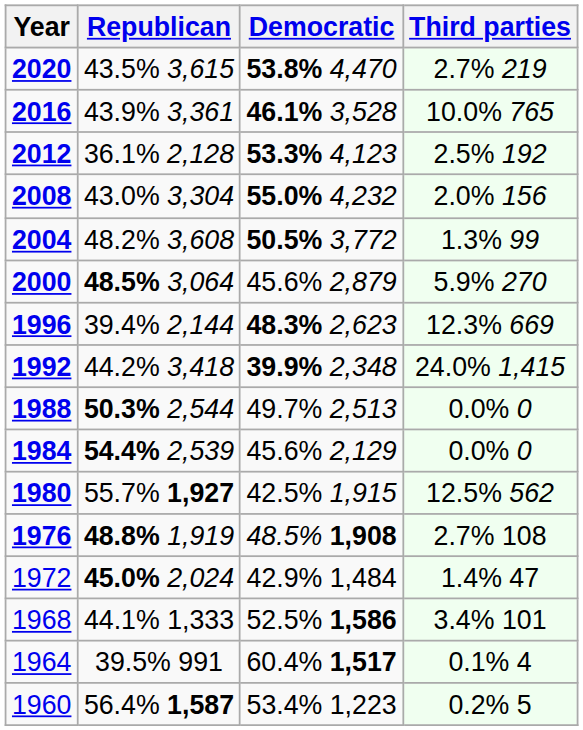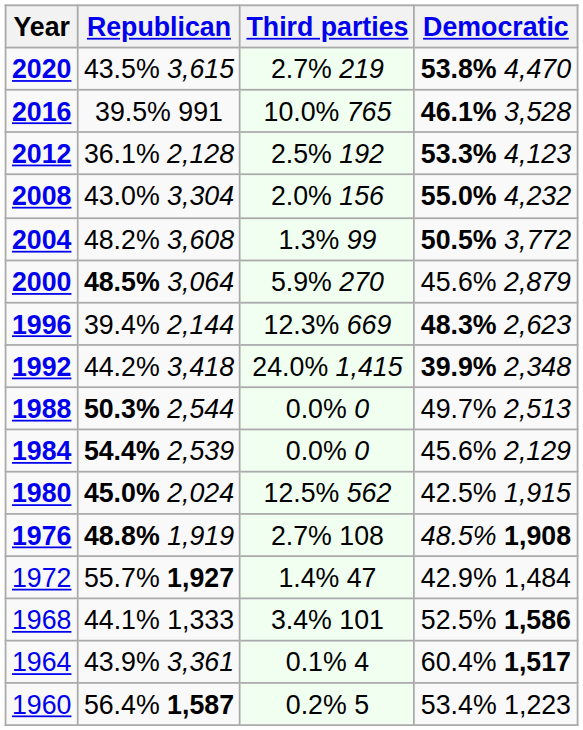columns swapped: (322, 27) <-> (490, 27)
(159, 111) 43.9% 3,361 -> (159, 111) 39.5% 991
(159, 493) 55.7% 1,927 -> (159, 493) 45.0% 2,024
(159, 577) 45.0% 2,024 -> (159, 577) 55.7% 1,927
(159, 662) 39.5% 991 -> (159, 662) 43.9% 3,361
